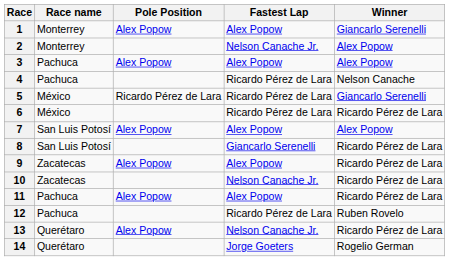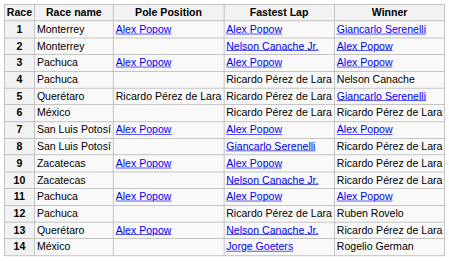(54, 96) México -> (61, 96) Querétaro
(390, 197) Ricardo Pérez de Lara -> (365, 197) Alex Popow
(61, 247) Querétaro -> (54, 247) México
